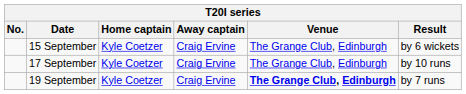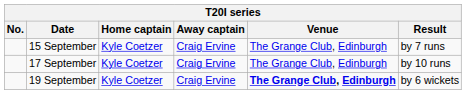(430, 47) by 6 wickets -> (423, 47) by 7 runs
(423, 81) by 7 runs -> (430, 81) by 6 wickets
